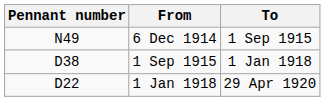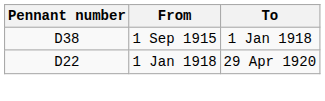- row: (175, 39)
